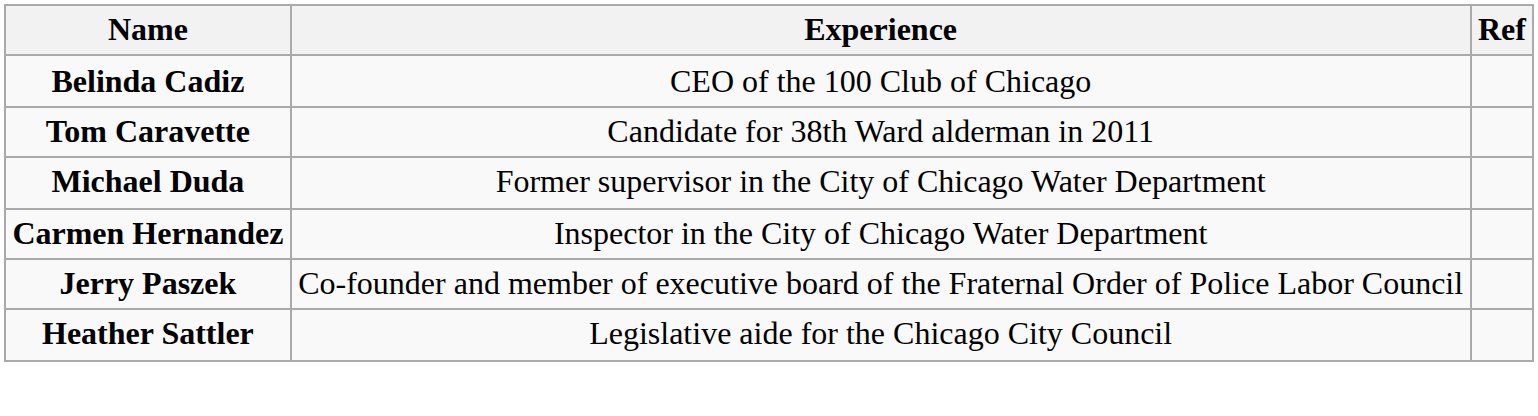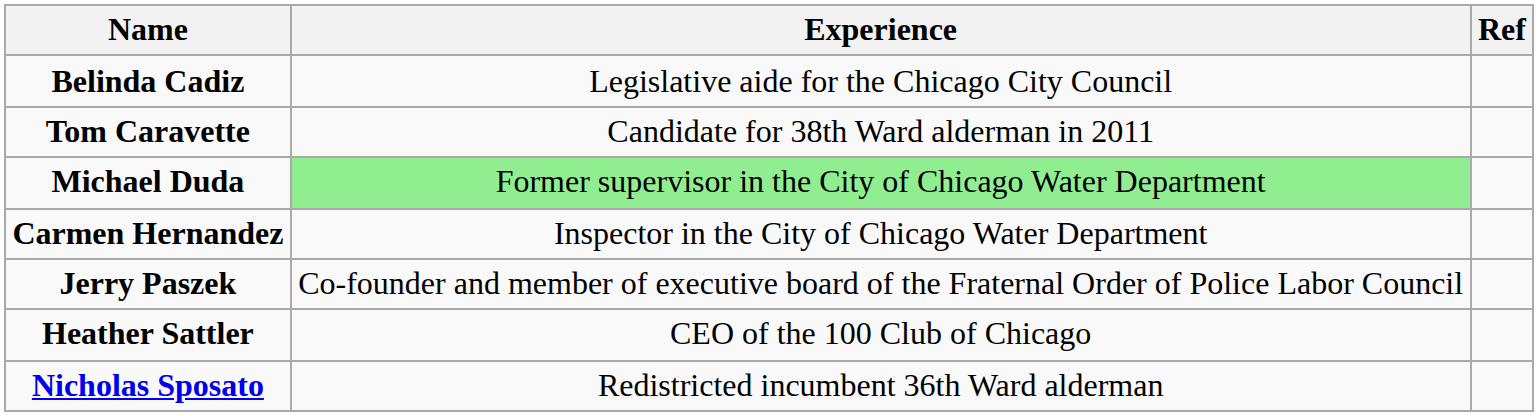(881, 80) CEO of the 100 Club of Chicago -> (881, 80) Legislative aide for the Chicago City Council
(881, 182) no background -> (881, 182) lightgreen background
(881, 334) Legislative aide for the Chicago City Council -> (881, 334) CEO of the 100 Club of Chicago
+ row: (148, 385)
